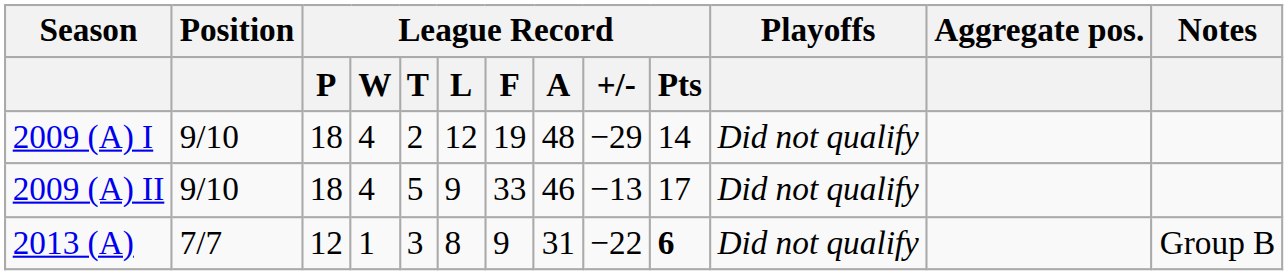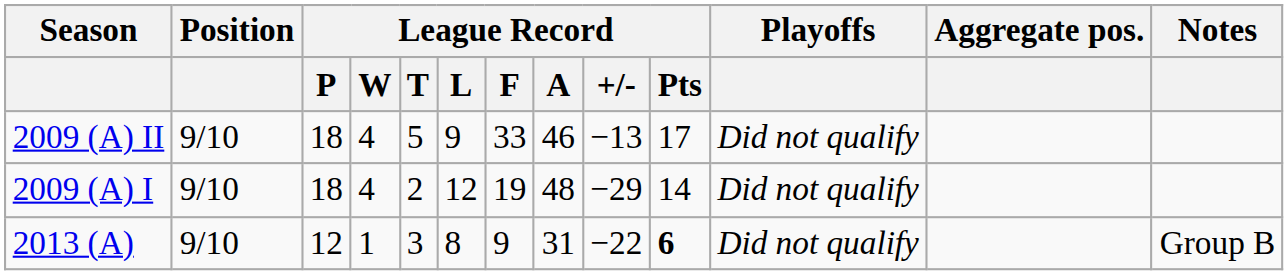rows swapped: (83, 136) <-> (88, 189)
(201, 242) 7/7 -> (209, 242) 9/10
